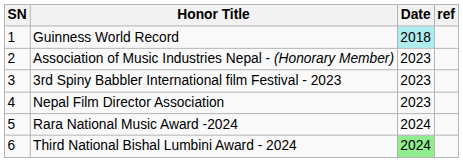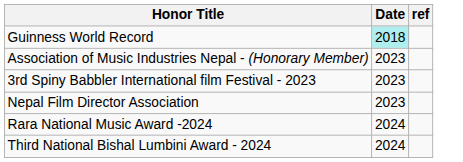- column: (17, 15)
(416, 146) lightgreen background -> (390, 146) no background
